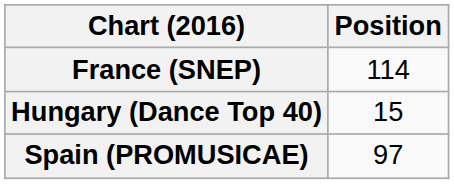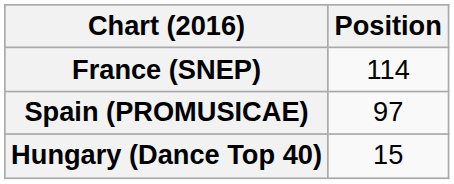rows swapped: (167, 112) <-> (167, 155)
